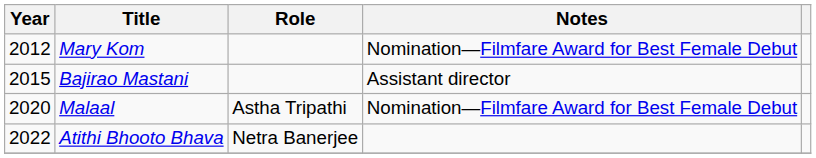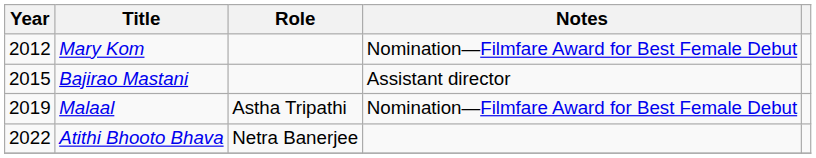(30, 108) 2020 -> (30, 108) 2019
